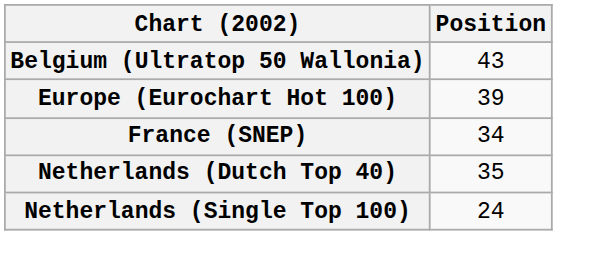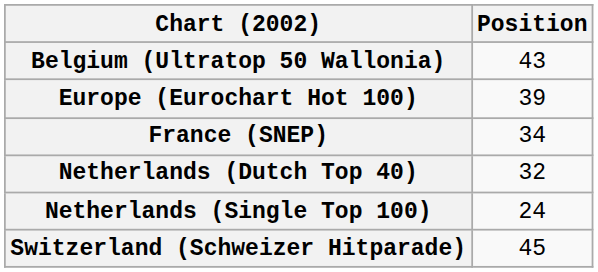(491, 174) 35 -> (532, 174) 32
+ row: (238, 249)
